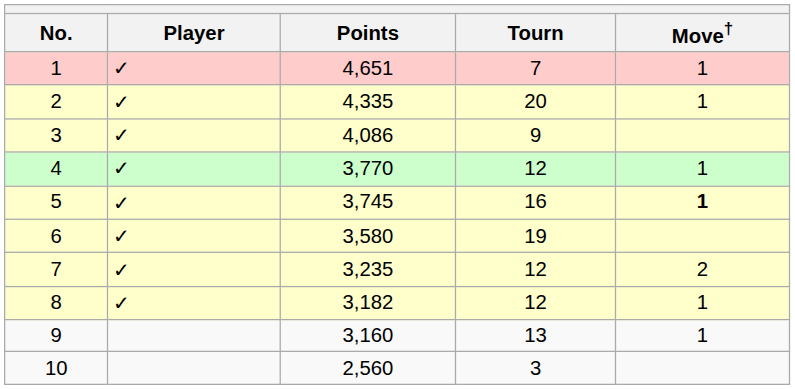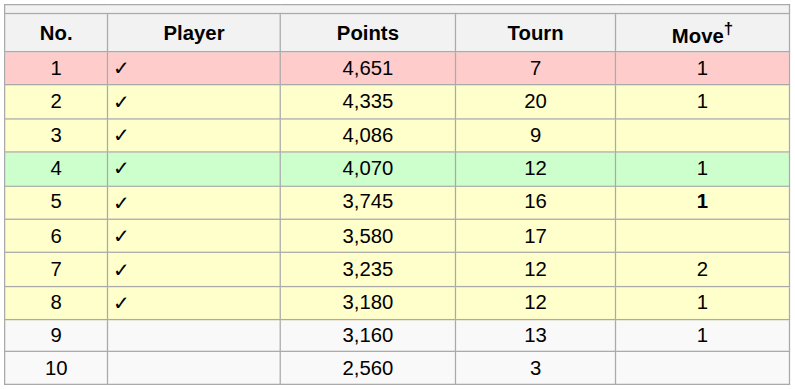(368, 168) 3,770 -> (368, 168) 4,070
(536, 235) 19 -> (536, 235) 17
(368, 302) 3,182 -> (368, 302) 3,180
